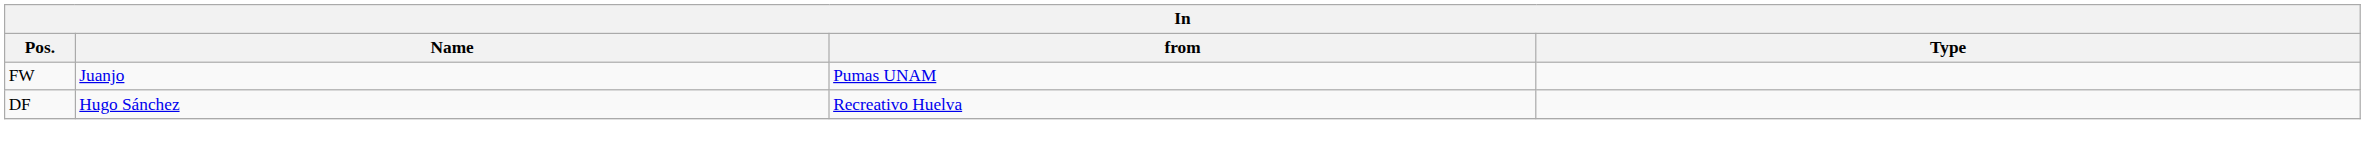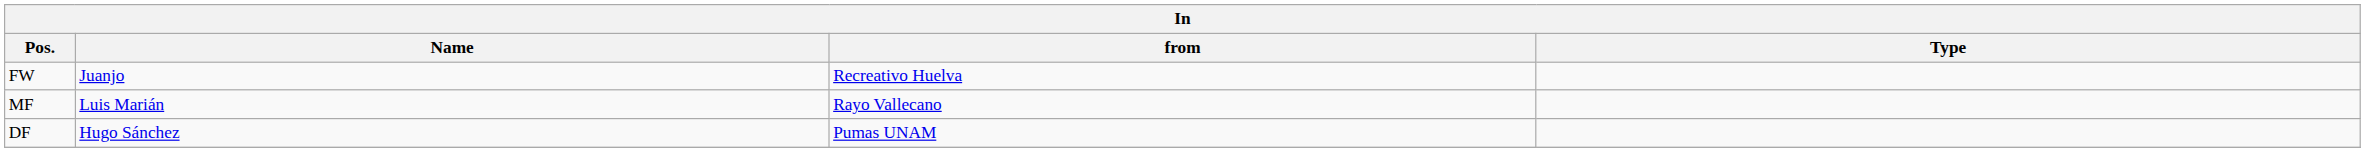(885, 76) Pumas UNAM -> (898, 76) Recreativo Huelva
+ row: (21, 104)
(898, 104) Recreativo Huelva -> (885, 133) Pumas UNAM
